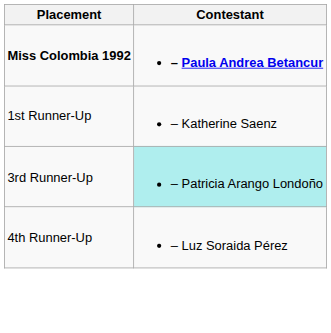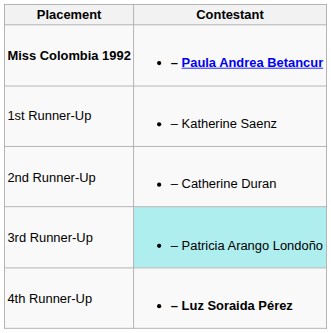+ row: (52, 177)
(230, 245) normal -> (230, 306) bold
